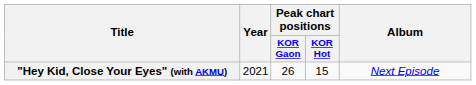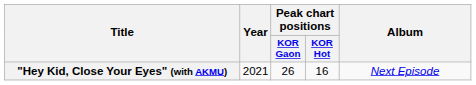(322, 71) 15 -> (322, 71) 16
